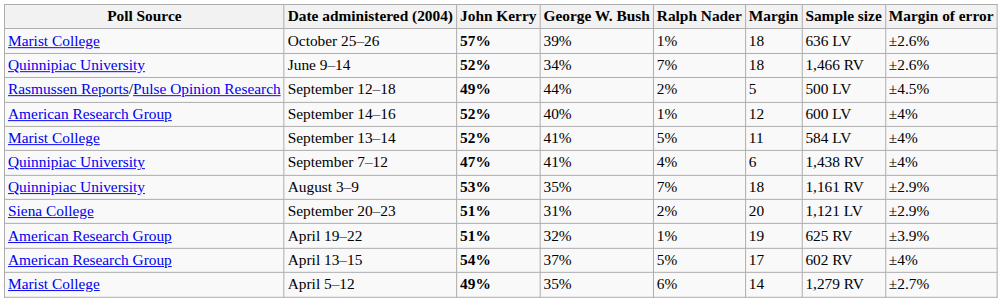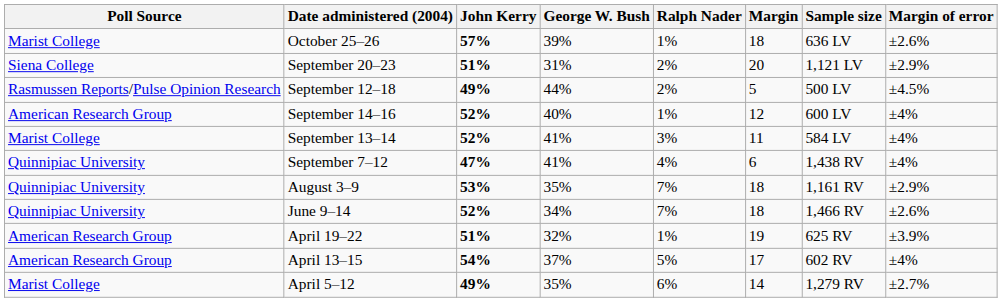rows swapped: (342, 211) <-> (319, 65)
(667, 138) 5% -> (667, 138) 3%
